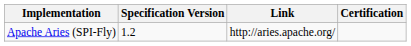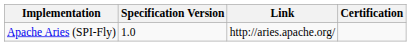(128, 31) 1.2 -> (128, 31) 1.0
